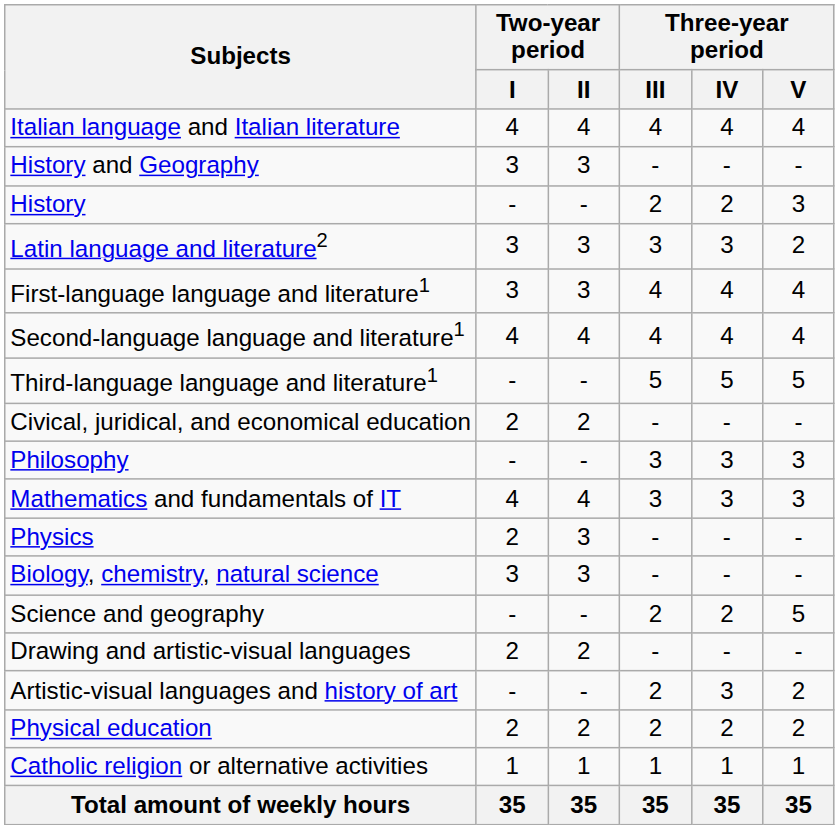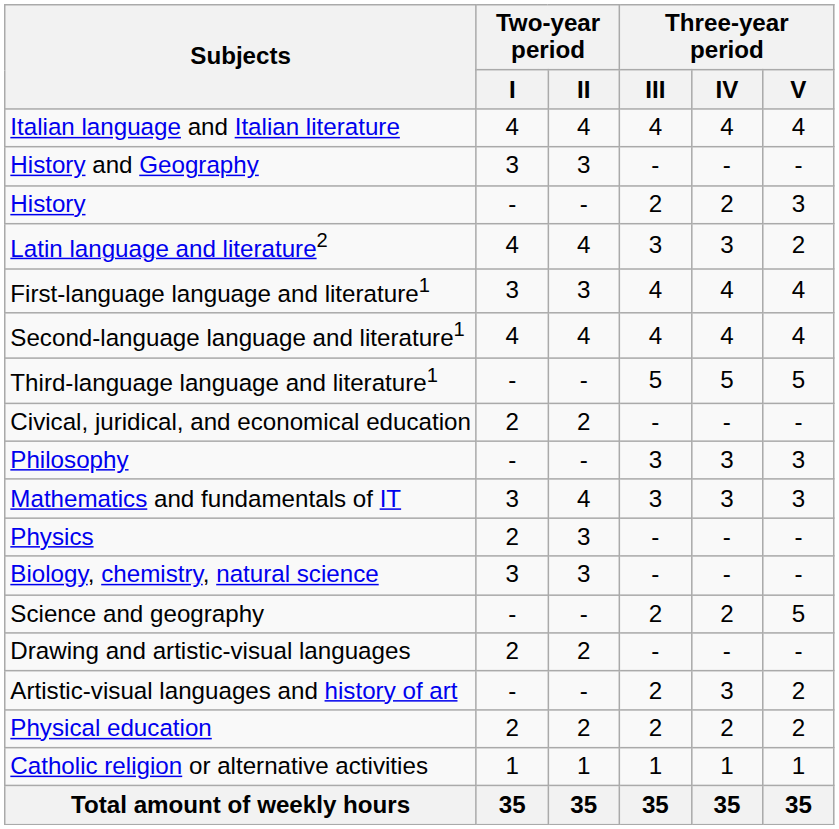(512, 245) 3 -> (512, 245) 4
(584, 245) 3 -> (584, 245) 4
(512, 498) 4 -> (512, 498) 3
